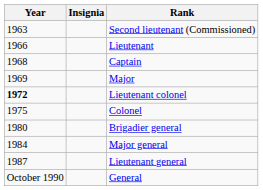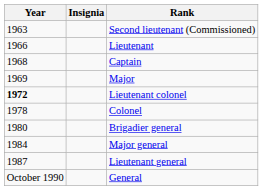(17, 111) 1975 -> (17, 111) 1978
